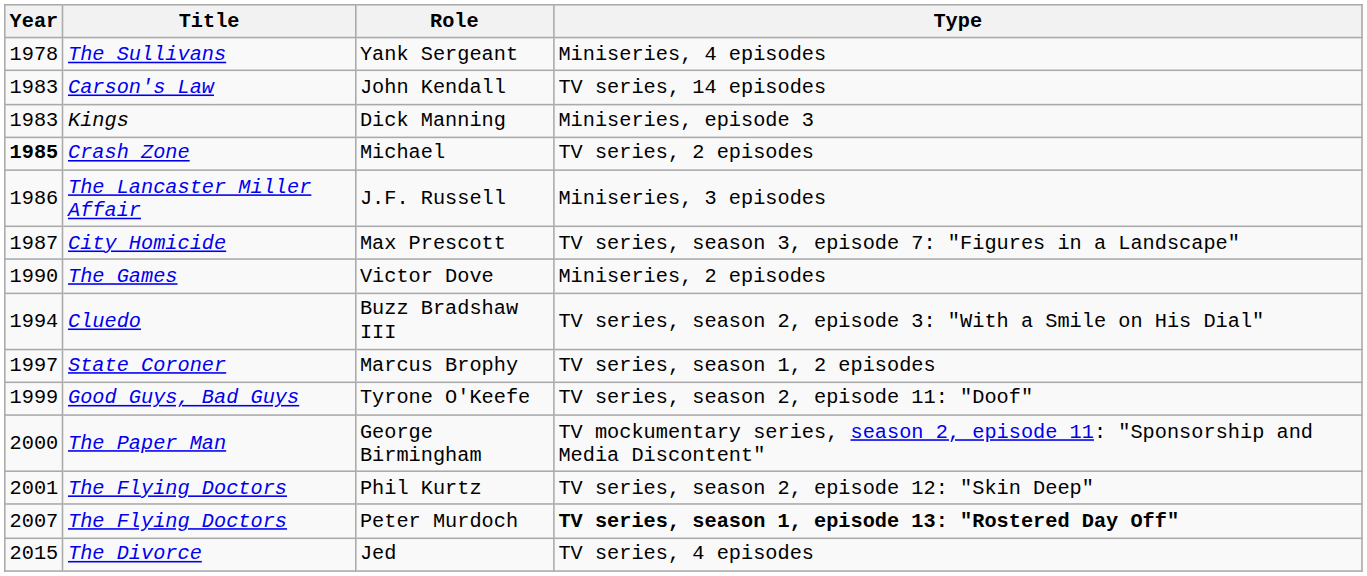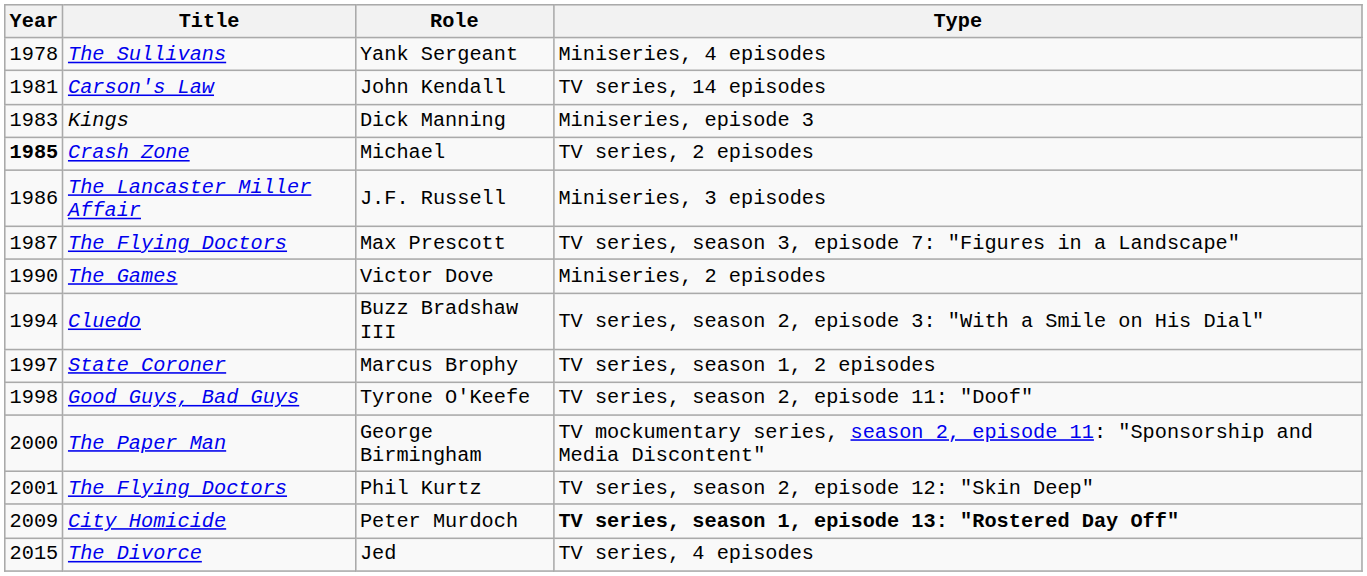(34, 87) 1983 -> (34, 87) 1981
(147, 243) City Homicide -> (178, 243) The Flying Doctors
(34, 399) 1999 -> (34, 399) 1998
(34, 521) 2007 -> (34, 521) 2009
(178, 521) The Flying Doctors -> (147, 521) City Homicide
